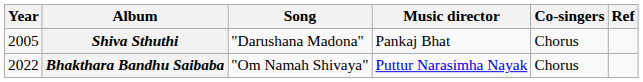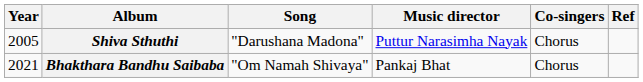(413, 41) Pankaj Bhat -> (451, 41) Puttur Narasimha Nayak
(23, 65) 2022 -> (23, 65) 2021
(451, 65) Puttur Narasimha Nayak -> (413, 65) Pankaj Bhat
